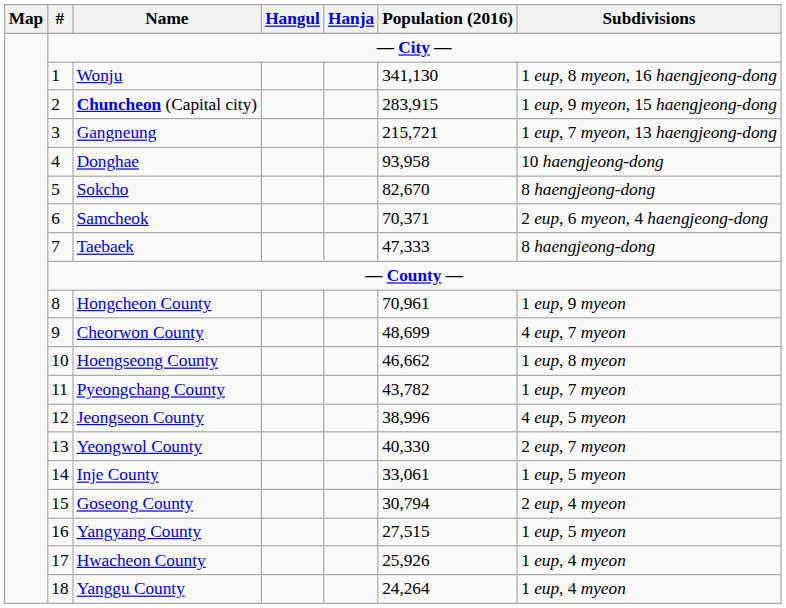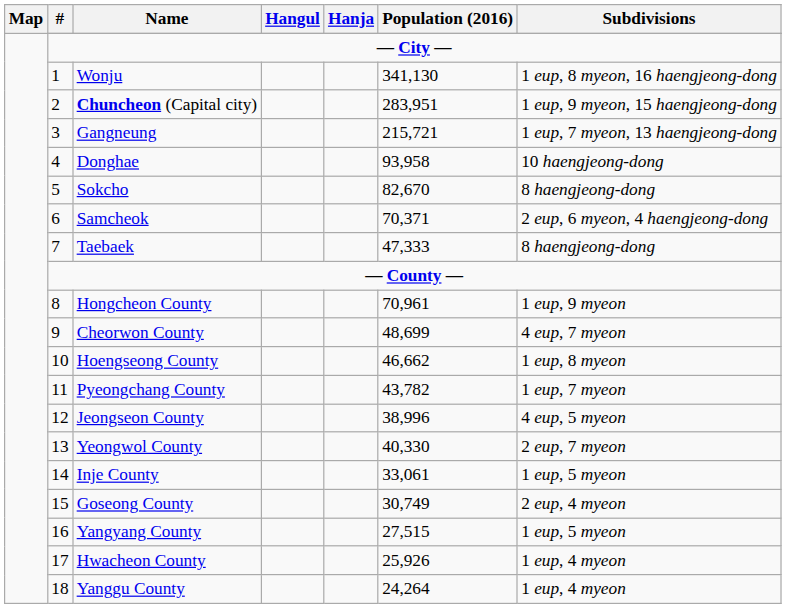(410, 104) 283,915 -> (410, 104) 283,951
(406, 503) 30,794 -> (406, 503) 30,749
